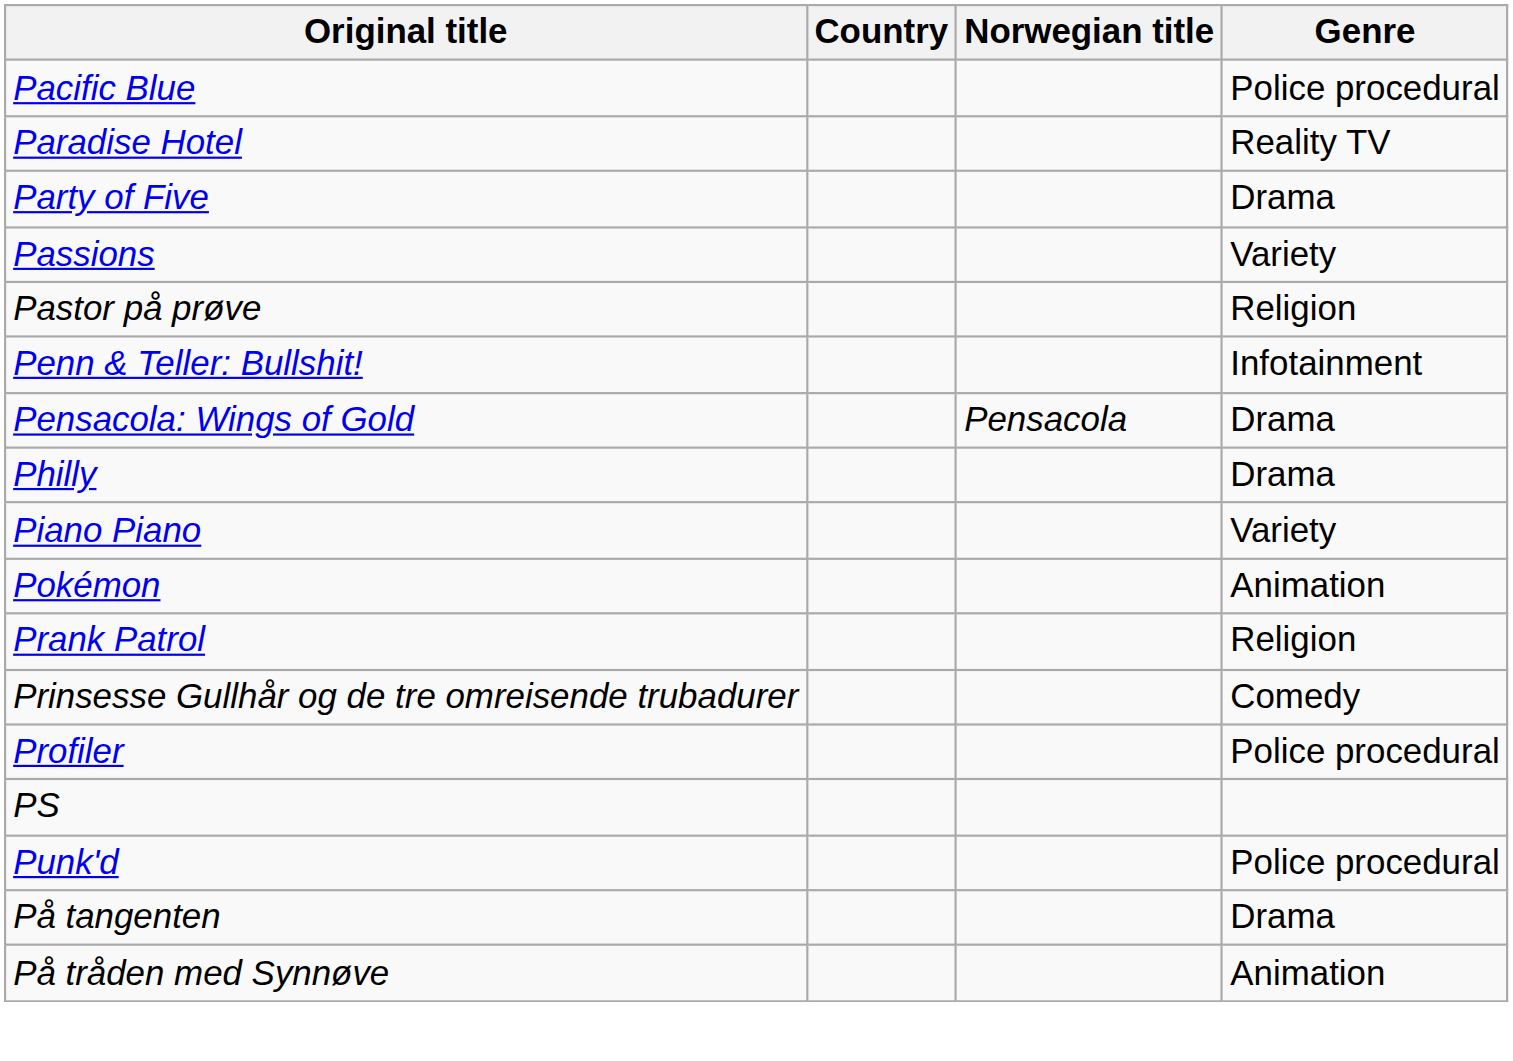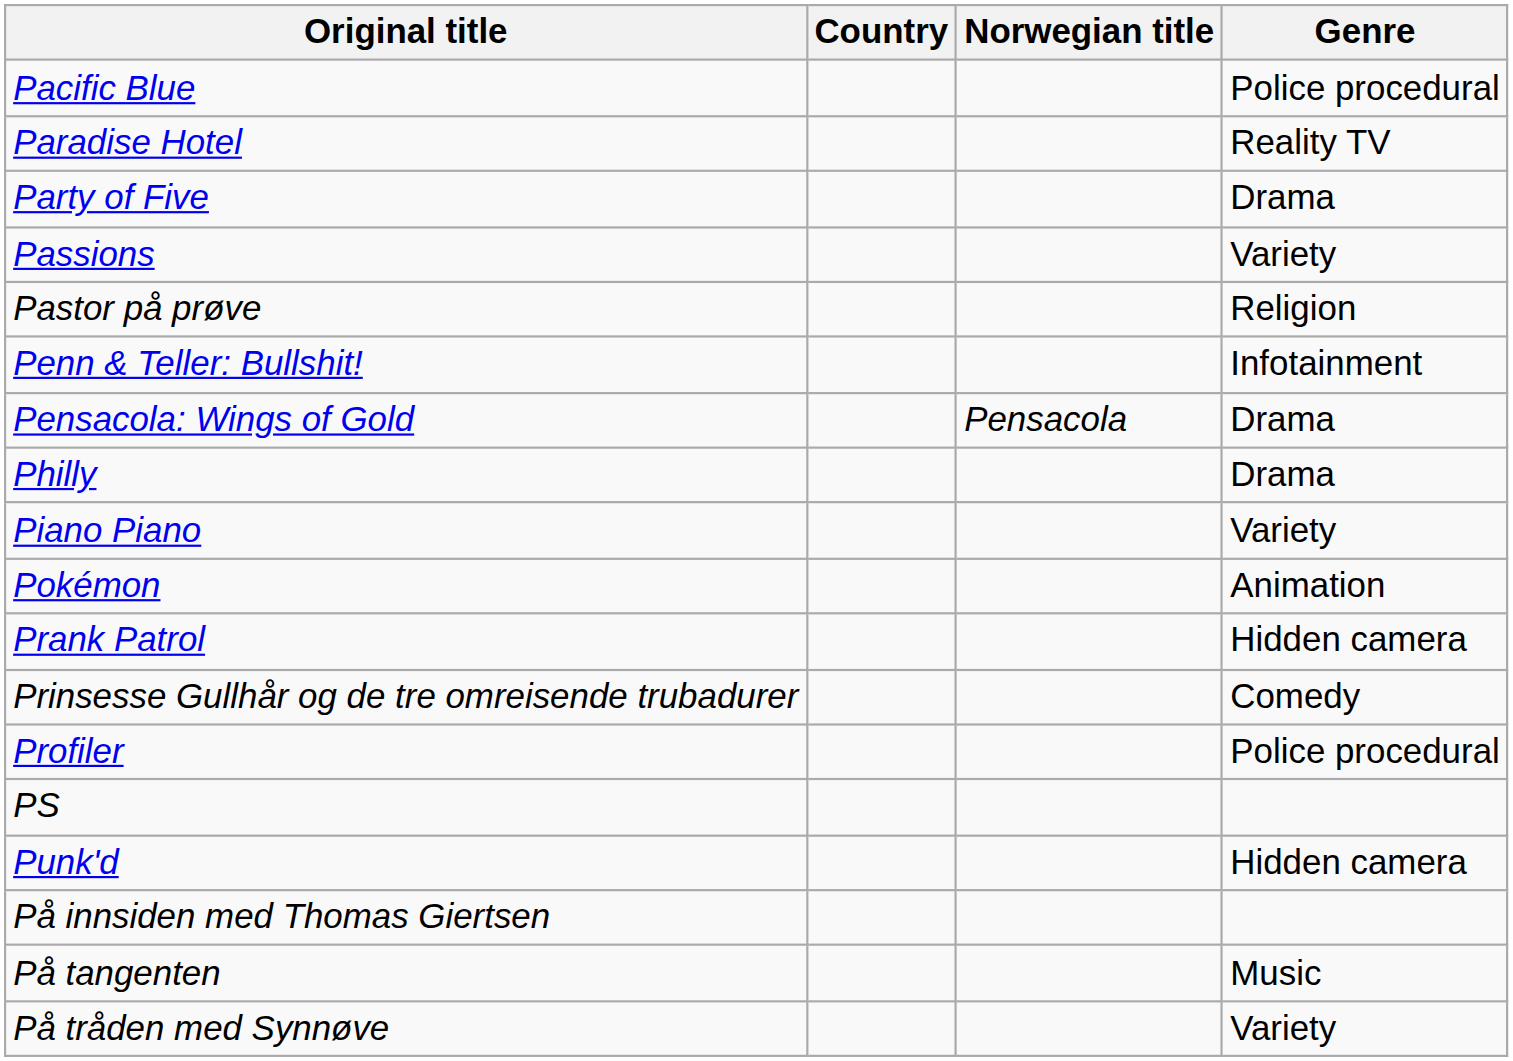(1293, 640) Religion -> (1349, 640) Hidden camera
(1365, 861) Police procedural -> (1349, 861) Hidden camera
+ row: (282, 917)
(1283, 917) Drama -> (1276, 972) Music
(1308, 972) Animation -> (1283, 1027) Variety
